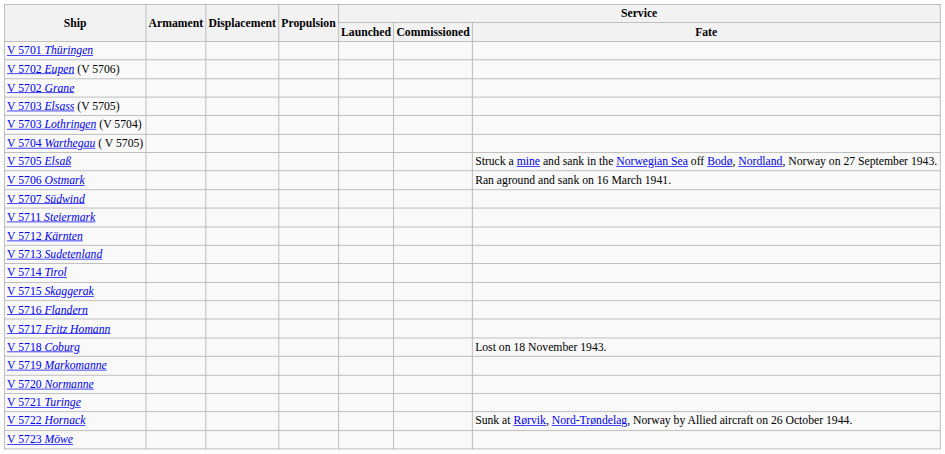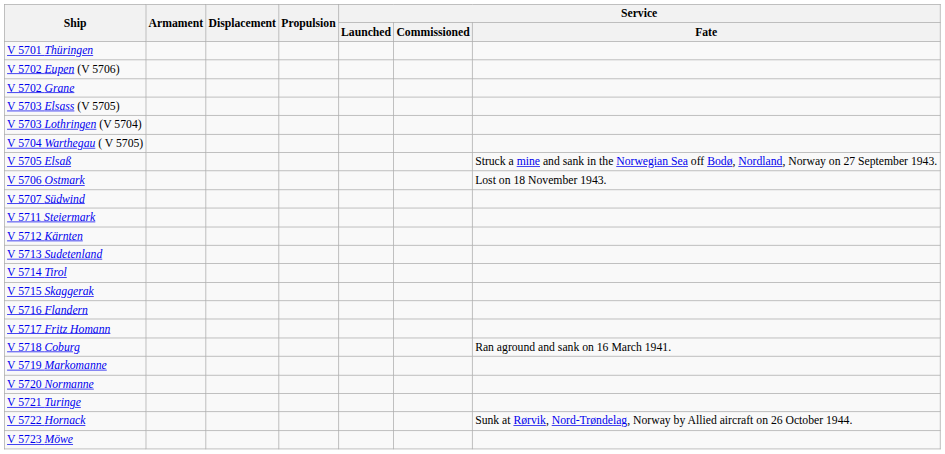(573, 180) Ran aground and sank on 16 March 1941. -> (541, 180) Lost on 18 November 1943.
(541, 347) Lost on 18 November 1943. -> (573, 347) Ran aground and sank on 16 March 1941.
